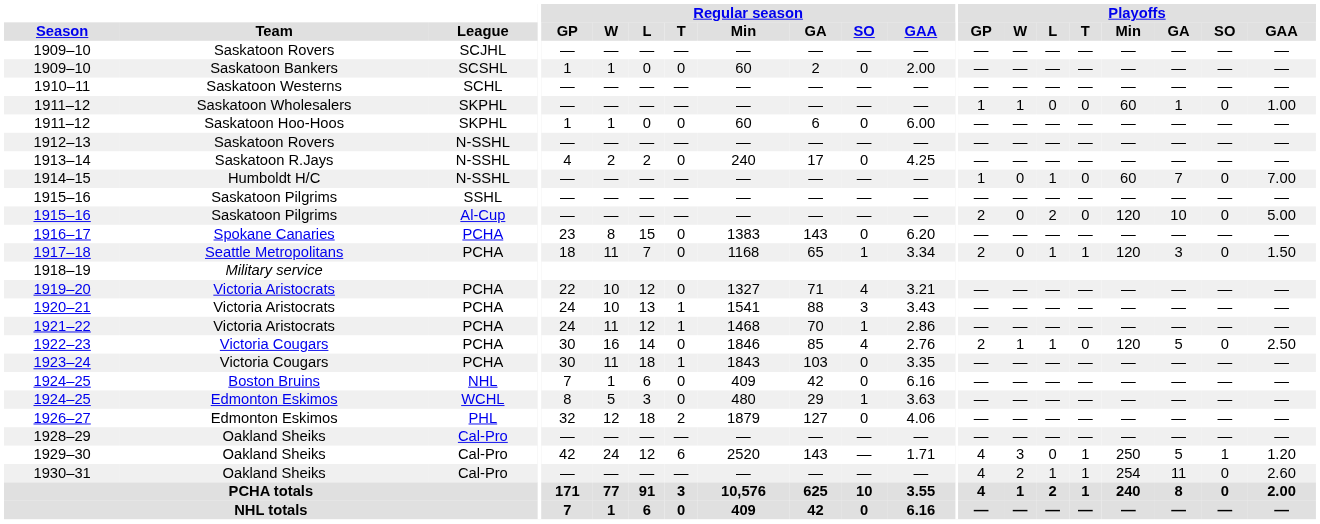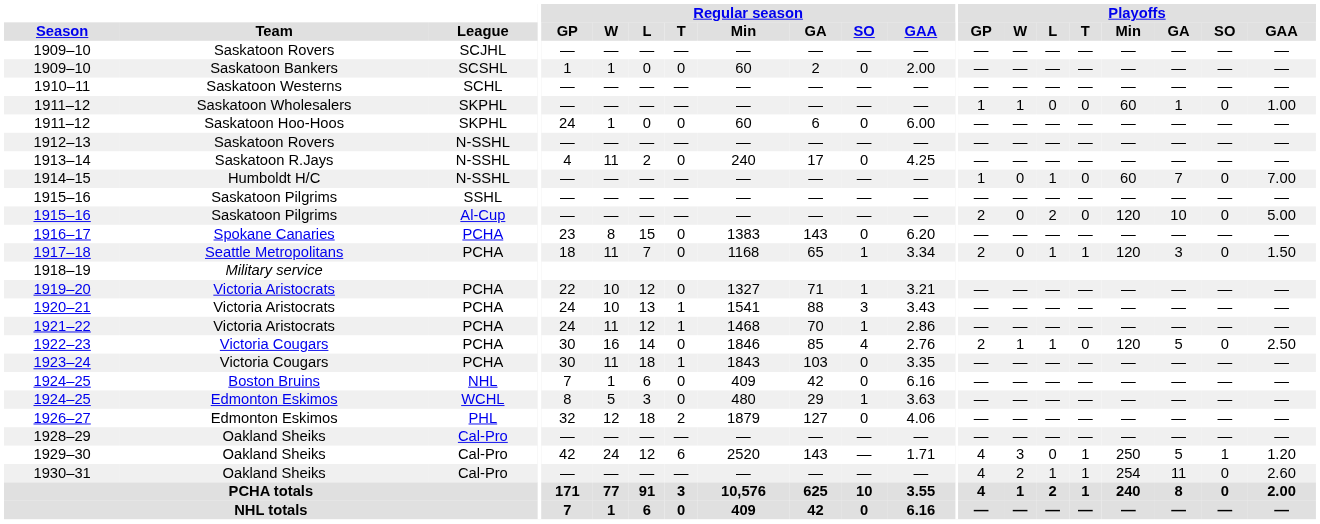(567, 123) 1 -> (567, 123) 24
(611, 160) 2 -> (611, 160) 11
(864, 289) 4 -> (864, 289) 1
